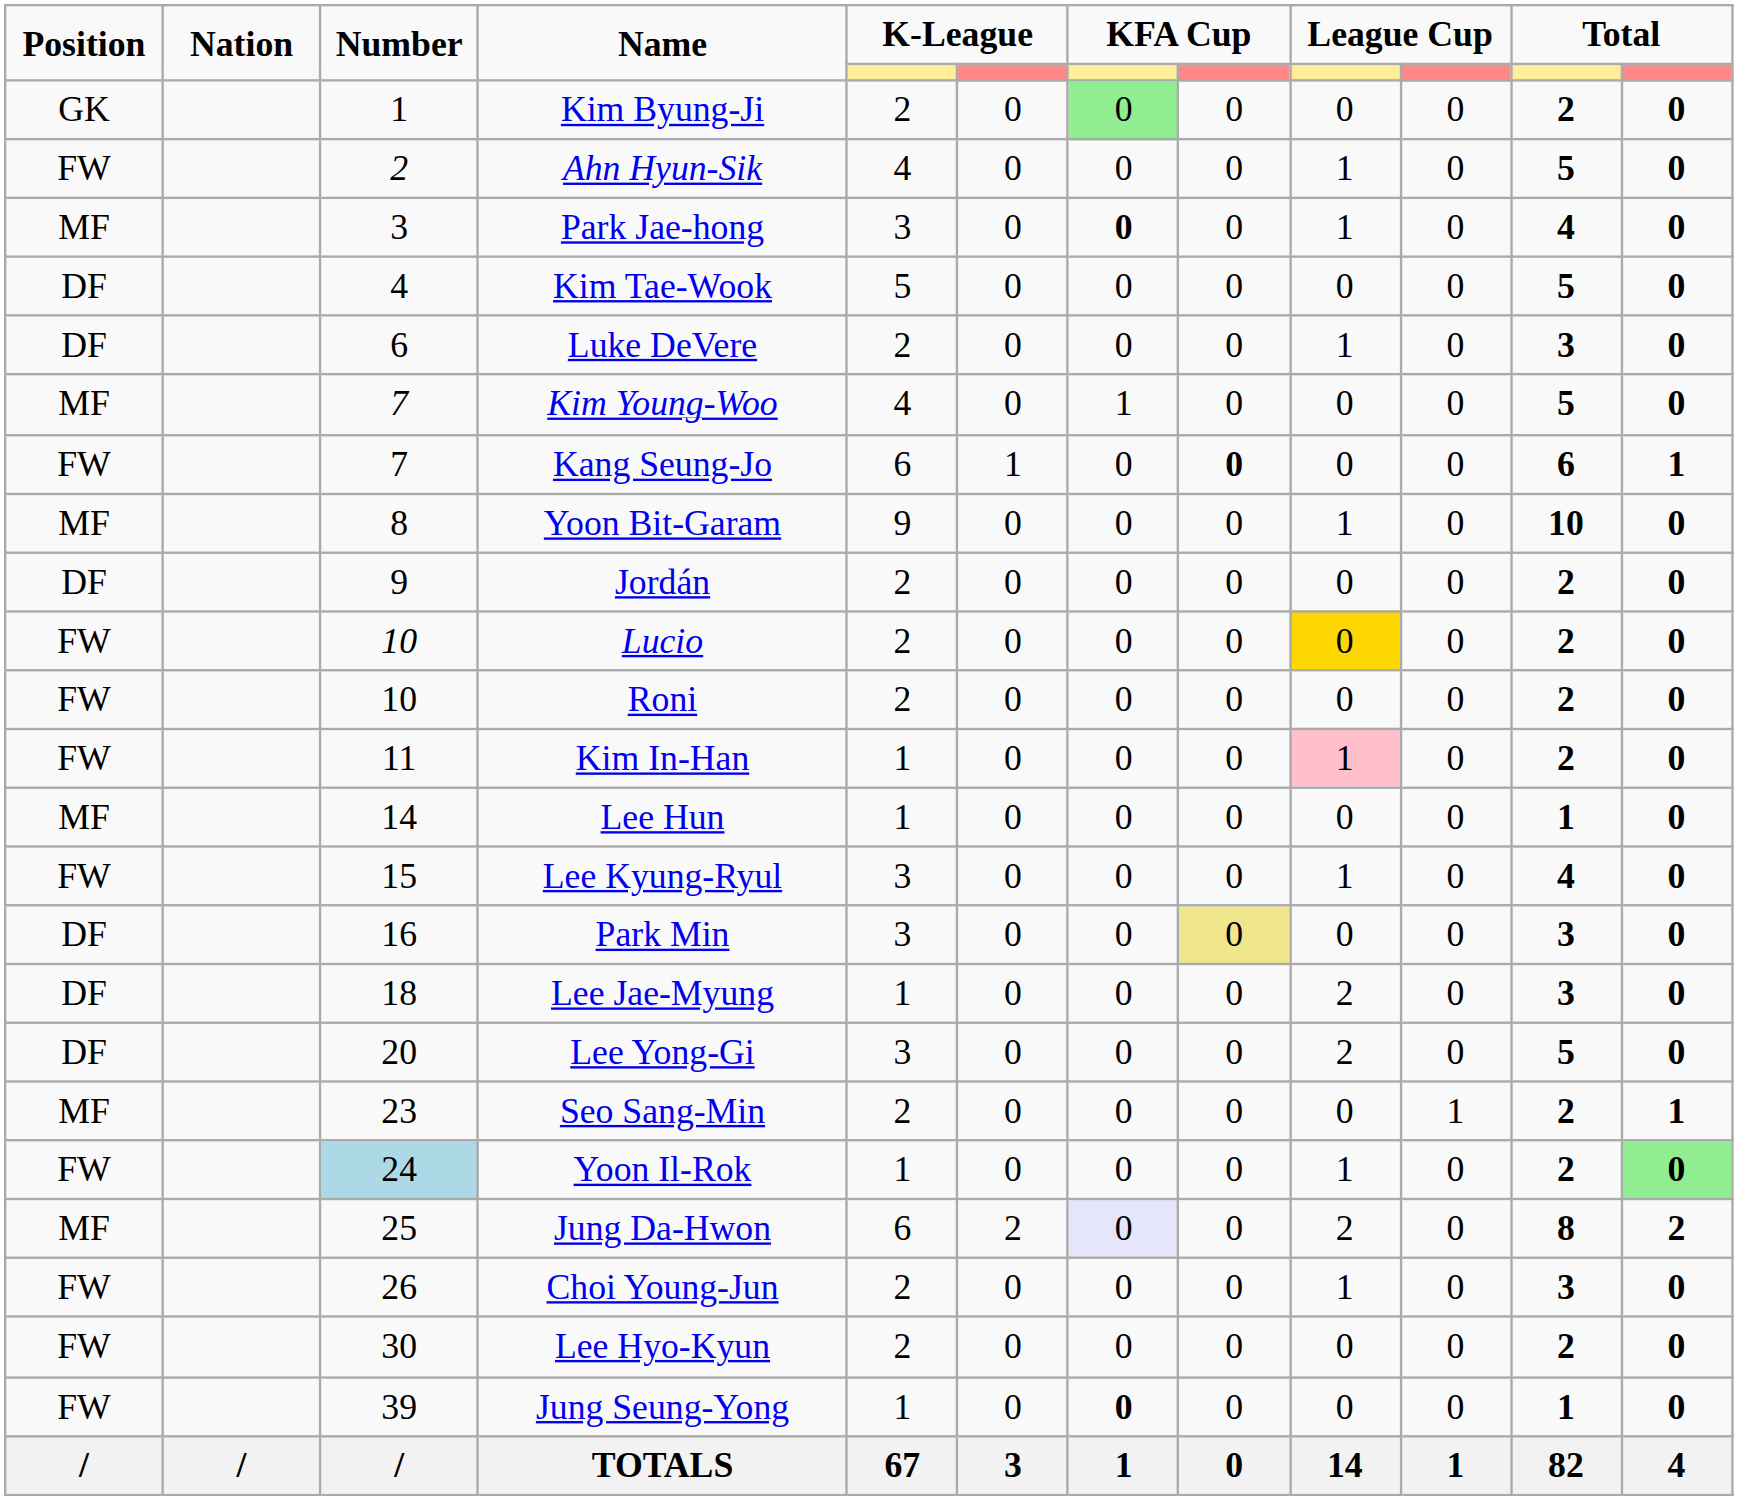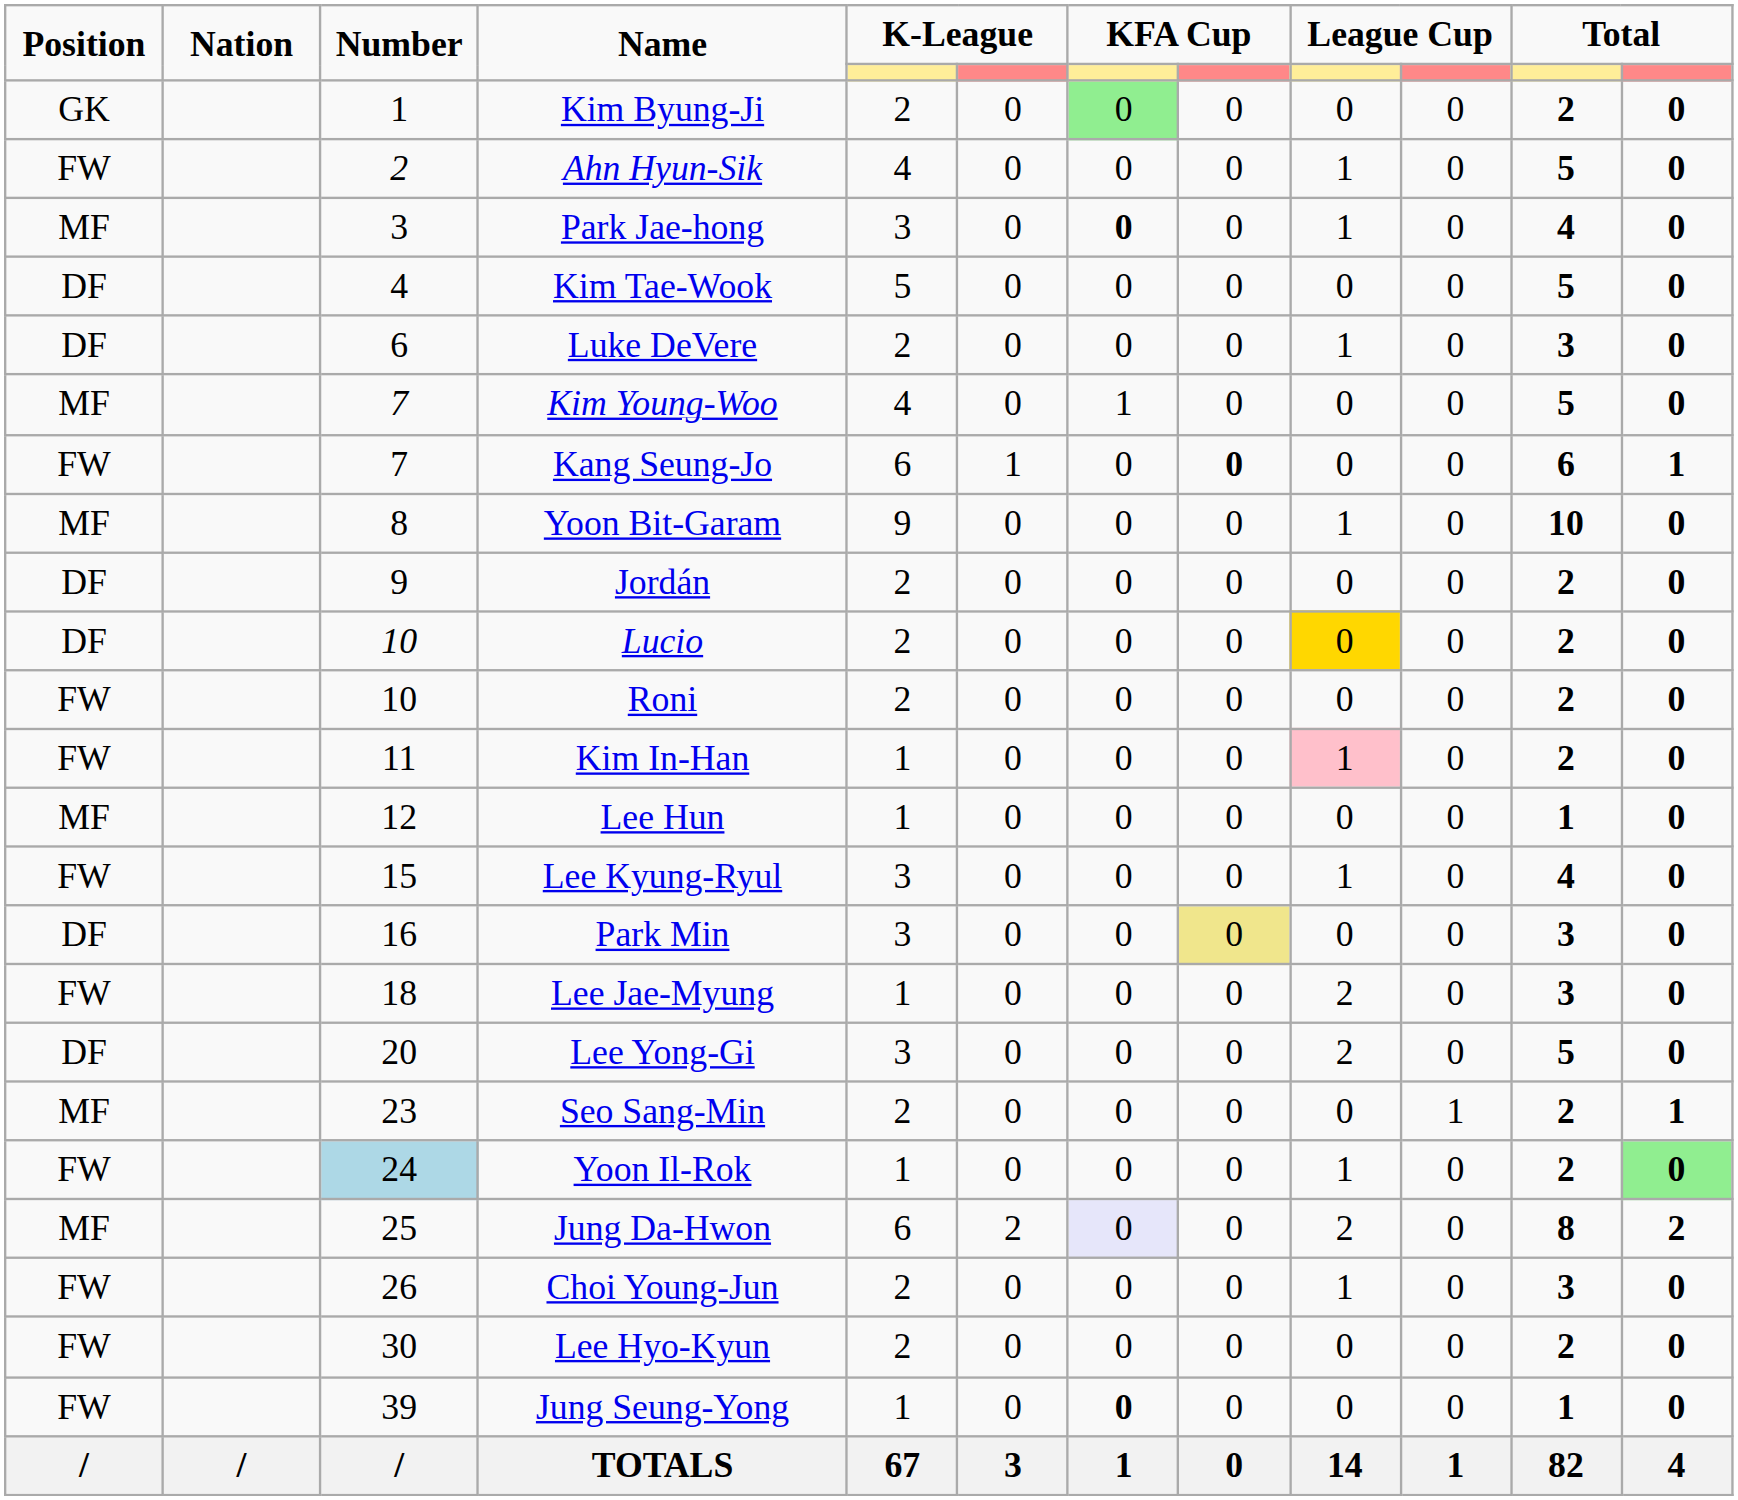(84, 639) FW -> (84, 639) DF
(399, 816) 14 -> (399, 816) 12
(84, 993) DF -> (84, 993) FW
